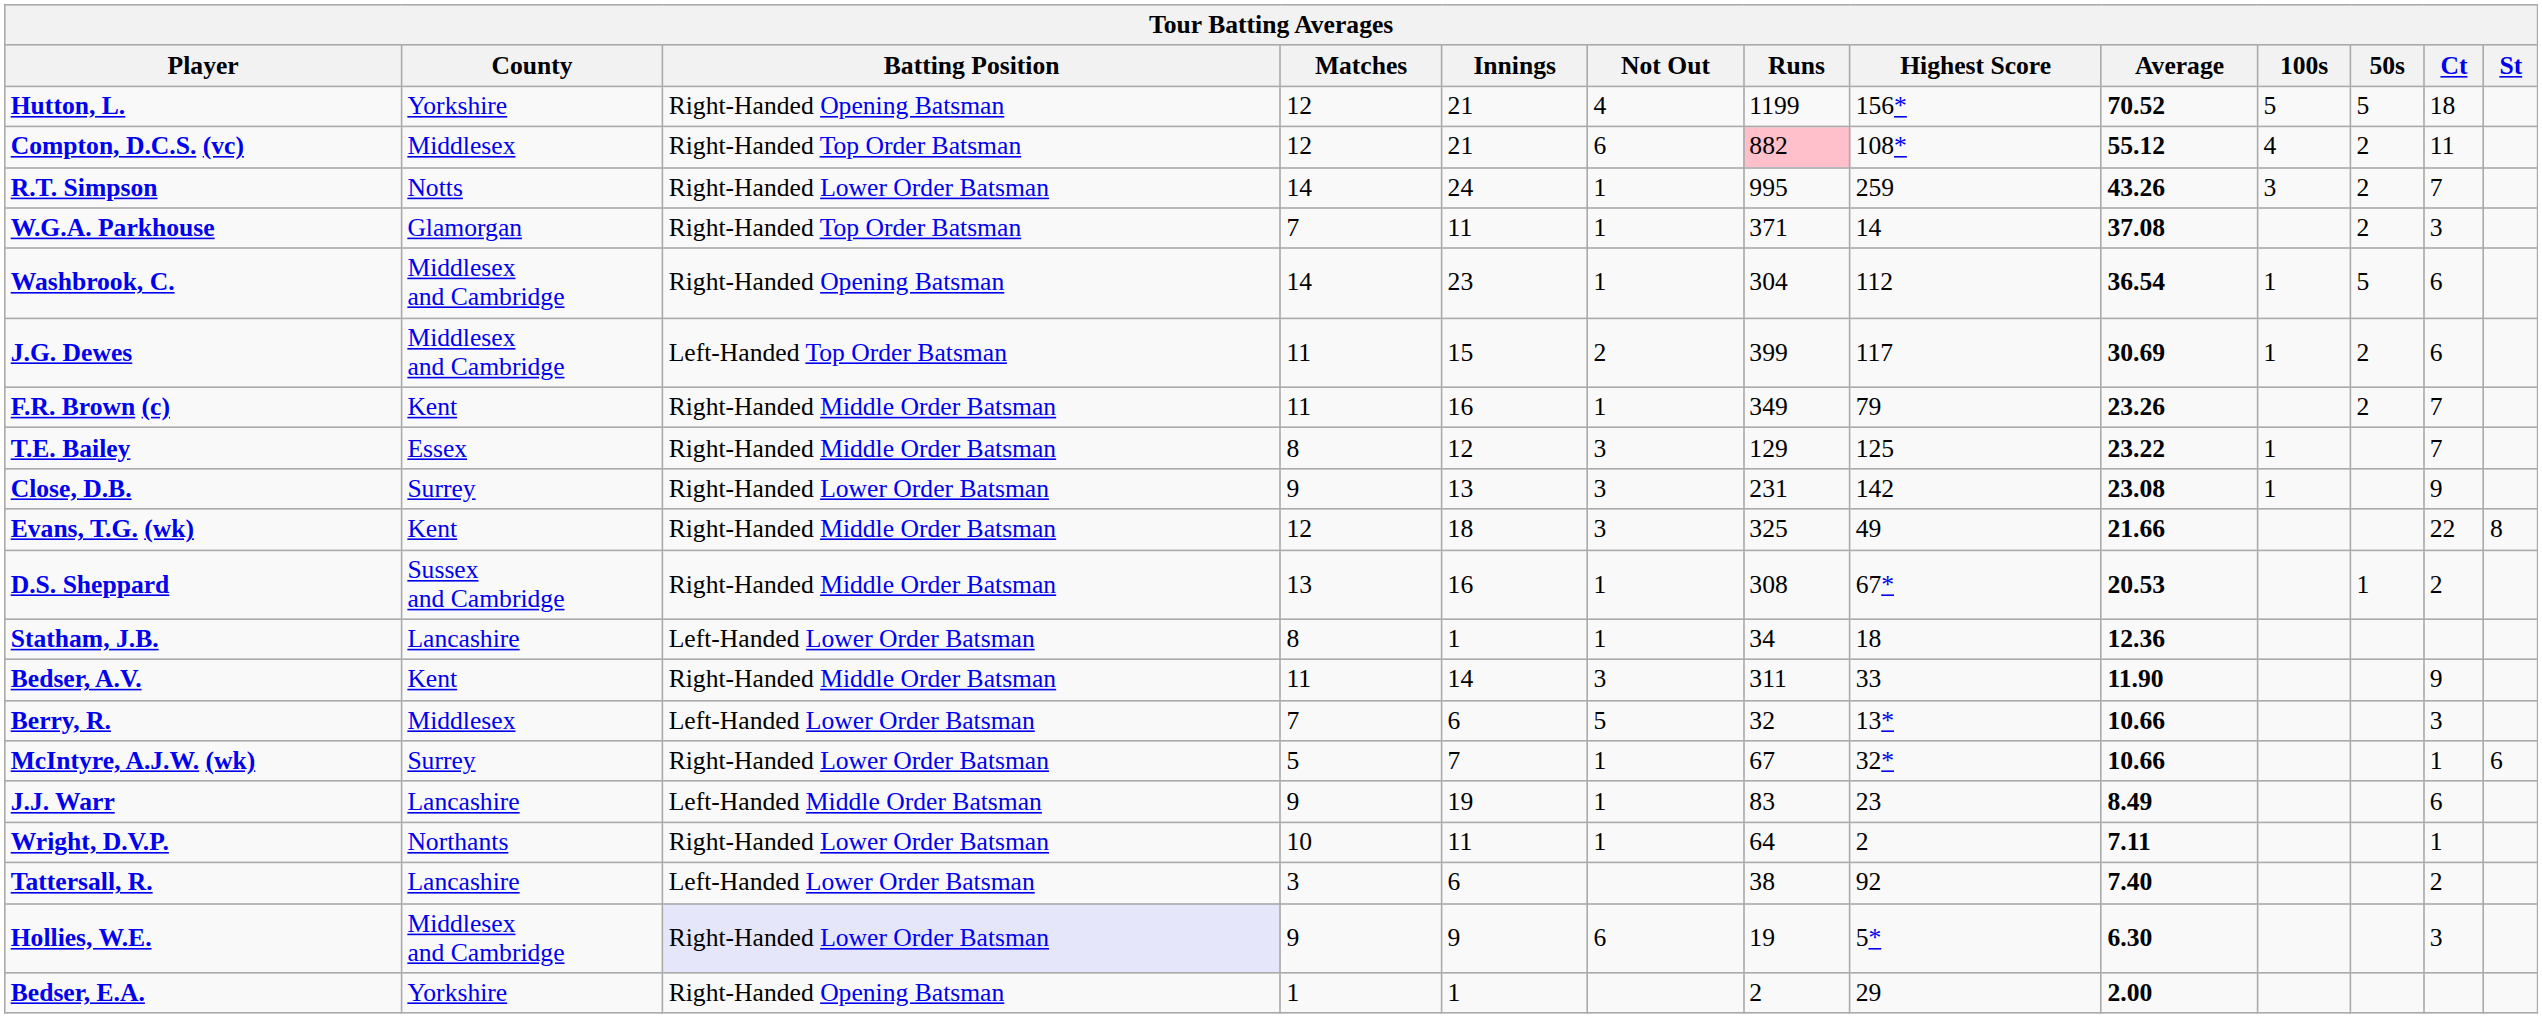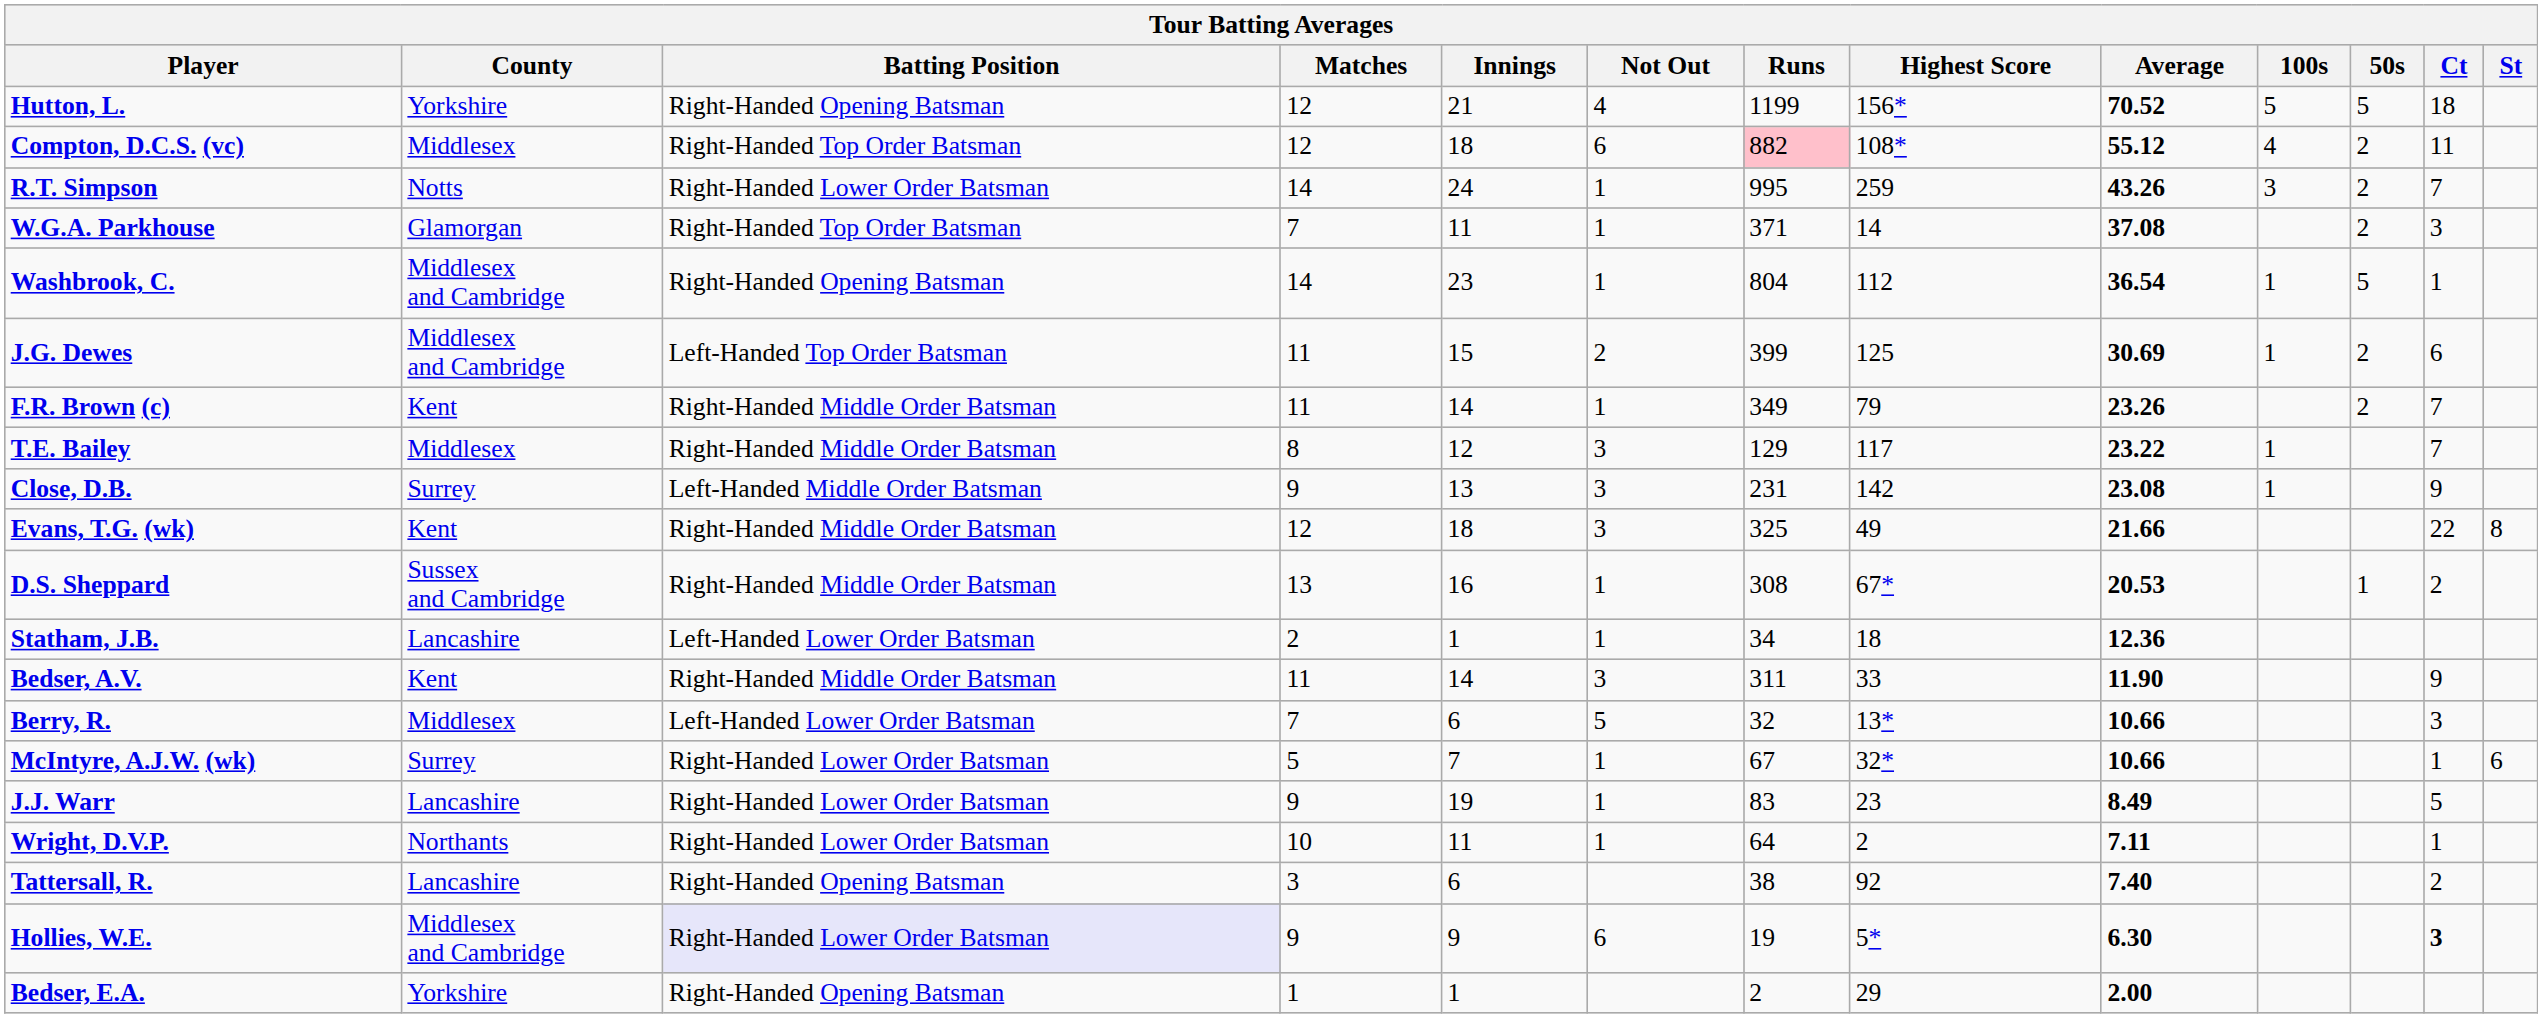(1460, 146) 21 -> (1460, 146) 18
(1769, 282) 304 -> (1769, 282) 804
(2436, 282) 6 -> (2436, 282) 1
(1874, 352) 117 -> (1875, 352) 125
(1460, 407) 16 -> (1460, 407) 14
(437, 447) Essex -> (461, 447) Middlesex
(1875, 447) 125 -> (1874, 447) 117
(859, 488) Right-Handed Lower Order Batsman -> (855, 488) Left-Handed Middle Order Batsman
(1293, 639) 8 -> (1293, 639) 2
(855, 801) Left-Handed Middle Order Batsman -> (859, 801) Right-Handed Lower Order Batsman
(2436, 801) 6 -> (2436, 801) 5
(852, 882) Left-Handed Lower Order Batsman -> (836, 882) Right-Handed Opening Batsman
(2436, 937) normal -> (2436, 937) bold
